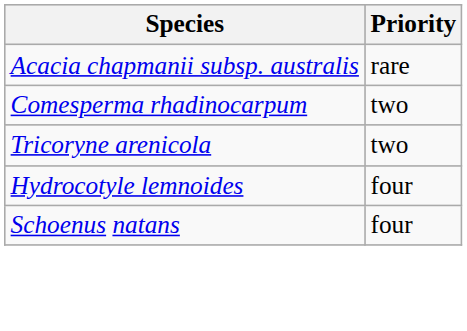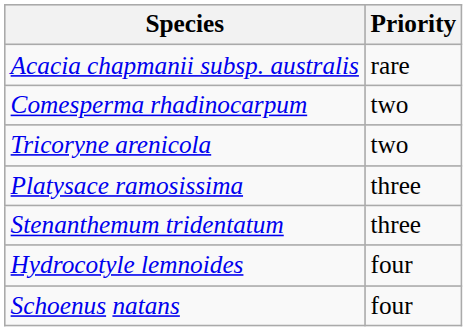+ row: (127, 184)
+ row: (147, 225)
